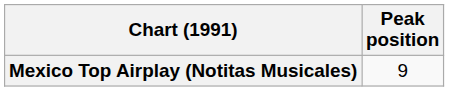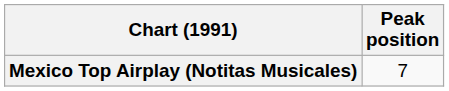(403, 70) 9 -> (403, 70) 7
